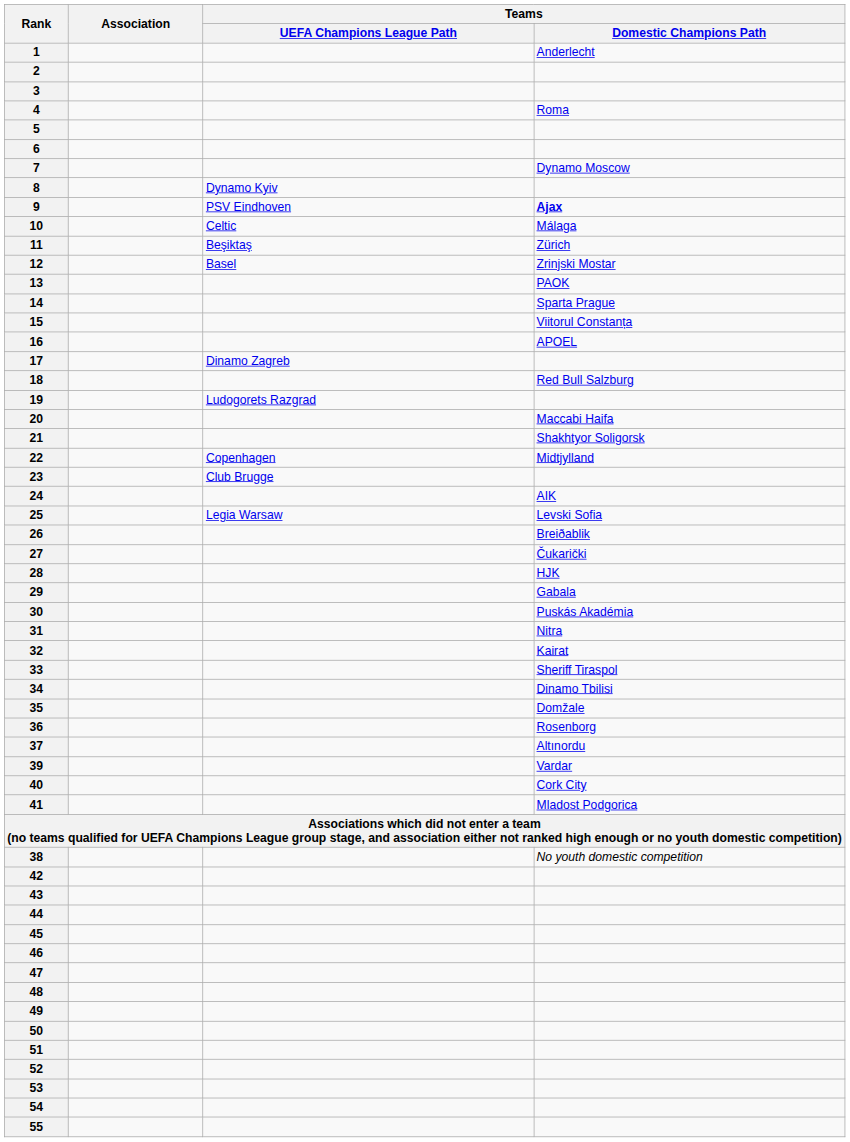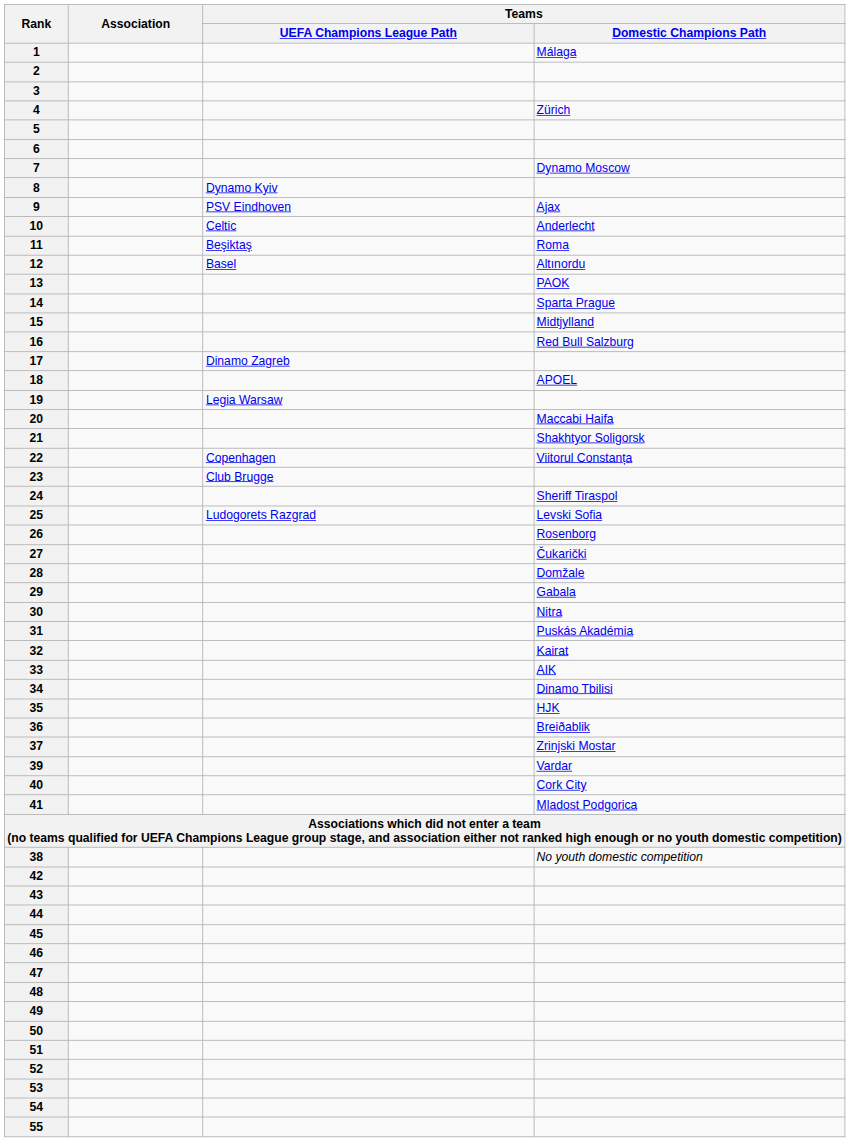(566, 52) Anderlecht -> (556, 52) Málaga
(553, 110) Roma -> (553, 110) Zürich
(549, 206) bold -> (548, 206) normal
(556, 226) Málaga -> (566, 226) Anderlecht
(553, 245) Zürich -> (553, 245) Roma
(576, 264) Zrinjski Mostar -> (561, 264) Altınordu
(584, 322) Viitorul Constanța -> (565, 322) Midtjylland
(557, 341) APOEL -> (585, 341) Red Bull Salzburg
(585, 380) Red Bull Salzburg -> (557, 380) APOEL
(261, 399) Ludogorets Razgrad -> (244, 399) Legia Warsaw
(565, 457) Midtjylland -> (584, 457) Viitorul Constanța
(546, 496) AIK -> (577, 496) Sheriff Tiraspol
(244, 515) Legia Warsaw -> (261, 515) Ludogorets Razgrad
(563, 534) Breiðablik -> (566, 534) Rosenborg
(548, 573) HJK -> (561, 573) Domžale
(585, 611) Puskás Akadémia -> (549, 611) Nitra
(549, 631) Nitra -> (585, 631) Puskás Akadémia
(577, 669) Sheriff Tiraspol -> (546, 669) AIK
(561, 708) Domžale -> (548, 708) HJK
(566, 727) Rosenborg -> (563, 727) Breiðablik
(561, 746) Altınordu -> (576, 746) Zrinjski Mostar
